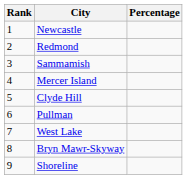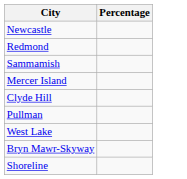- column: (19, 13)
